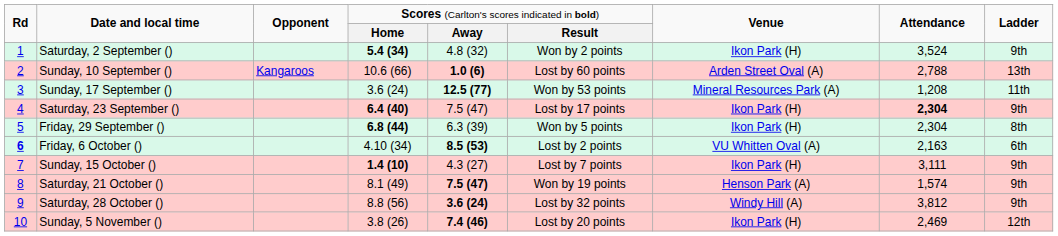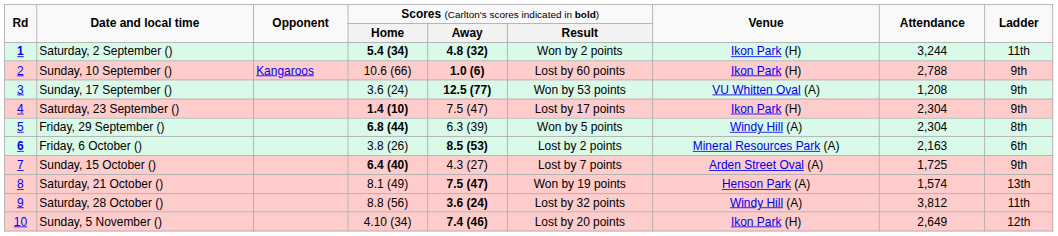(20, 52) normal -> (20, 52) bold
(467, 52) normal -> (467, 52) bold
(932, 52) 3,524 -> (932, 52) 3,244
(1019, 52) 9th -> (1019, 52) 11th
(766, 71) Arden Street Oval (A) -> (766, 71) Ikon Park (H)
(1019, 71) 13th -> (1019, 71) 9th
(766, 90) Mineral Resources Park (A) -> (766, 90) VU Whitten Oval (A)
(1019, 90) 11th -> (1019, 90) 9th
(388, 109) 6.4 (40) -> (388, 109) 1.4 (10)
(932, 109) bold -> (932, 109) normal
(766, 128) Ikon Park (H) -> (766, 128) Windy Hill (A)
(388, 146) 4.10 (34) -> (388, 146) 3.8 (26)
(766, 146) VU Whitten Oval (A) -> (766, 146) Mineral Resources Park (A)
(388, 165) 1.4 (10) -> (388, 165) 6.4 (40)
(766, 165) Ikon Park (H) -> (766, 165) Arden Street Oval (A)
(932, 165) 3,111 -> (932, 165) 1,725
(1019, 184) 9th -> (1019, 184) 13th
(1019, 203) 9th -> (1019, 203) 11th
(388, 222) 3.8 (26) -> (388, 222) 4.10 (34)
(932, 222) 2,469 -> (932, 222) 2,649
